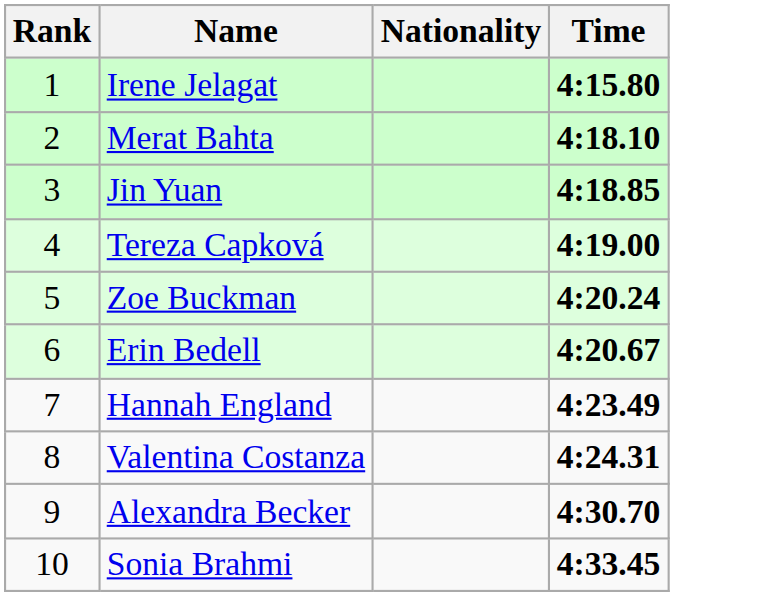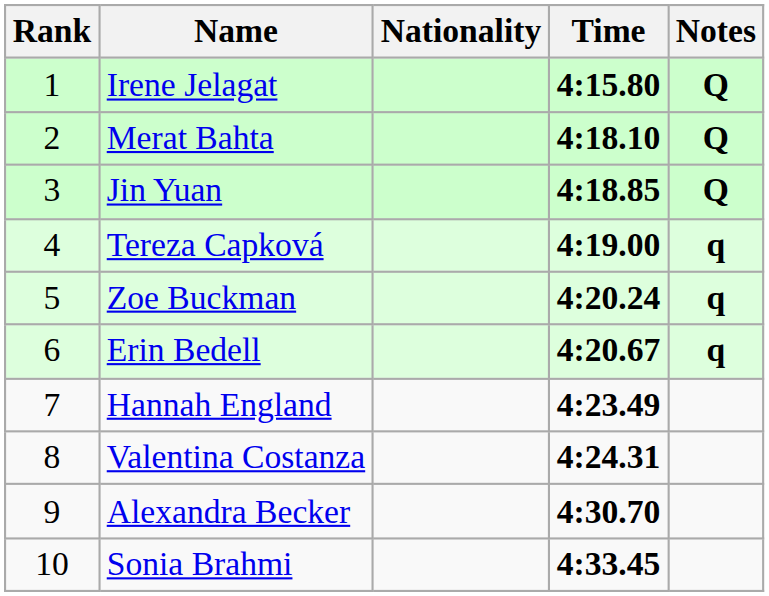+ column: (716, 31)
